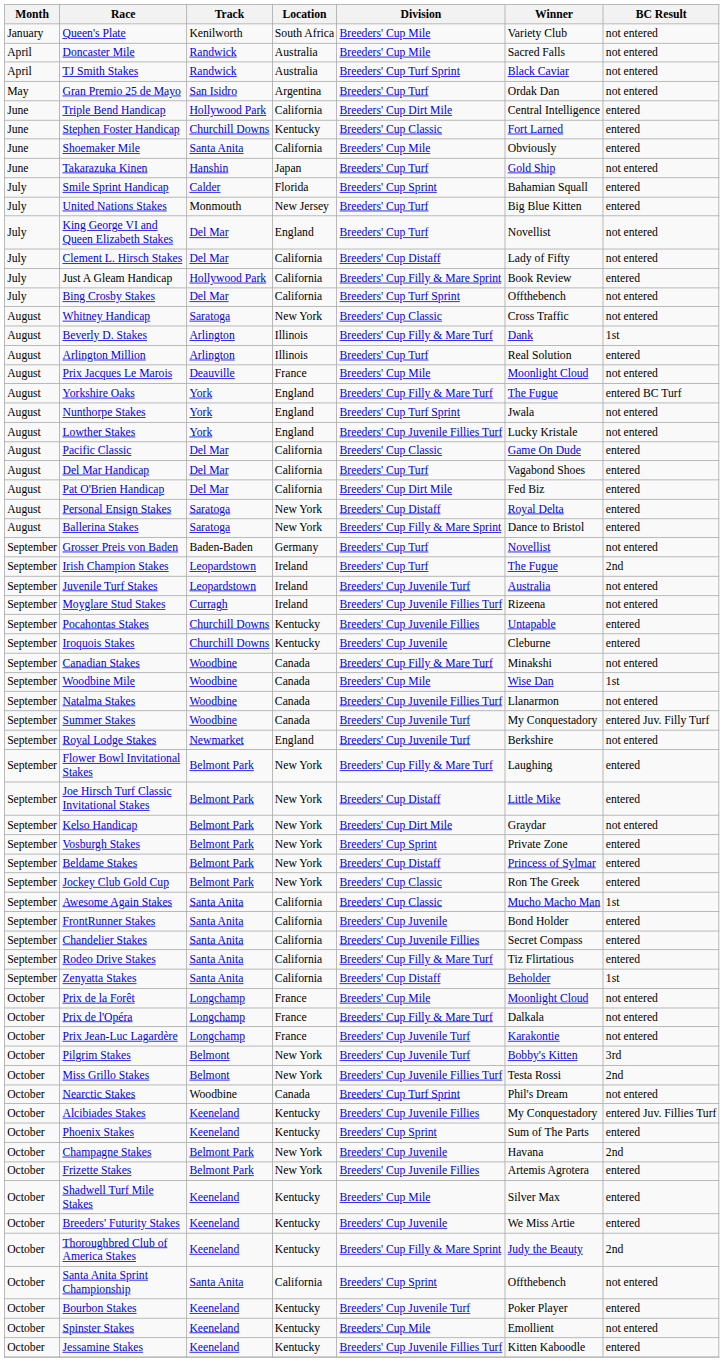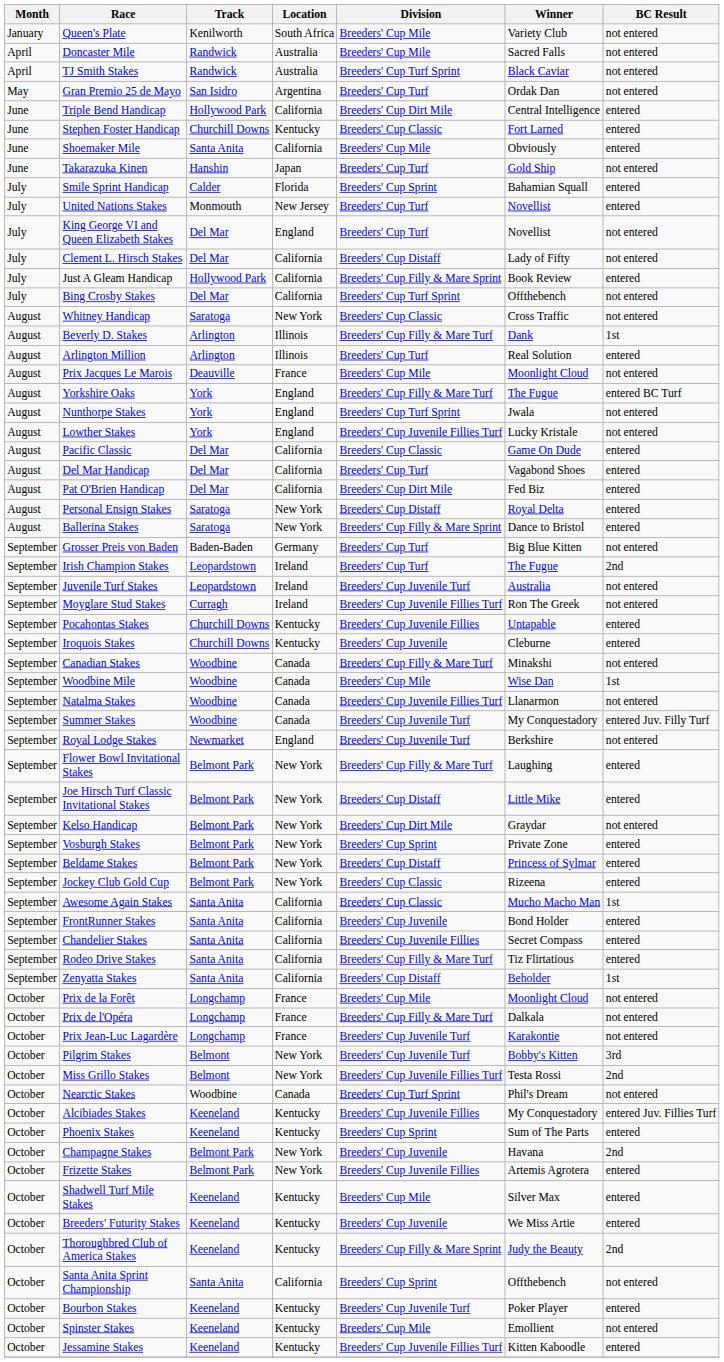(545, 206) Big Blue Kitten -> (529, 206) Novellist
(529, 547) Novellist -> (545, 547) Big Blue Kitten
(527, 605) Rizeena -> (544, 605) Ron The Greek
(544, 883) Ron The Greek -> (527, 883) Rizeena
